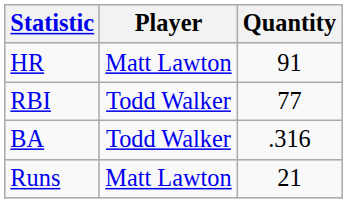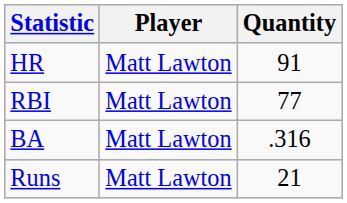(168, 100) Todd Walker -> (168, 100) Matt Lawton
(168, 139) Todd Walker -> (168, 139) Matt Lawton
